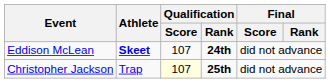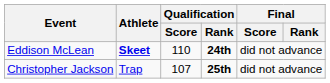(181, 51) 107 -> (181, 51) 110
(181, 69) lightyellow background -> (181, 69) no background
